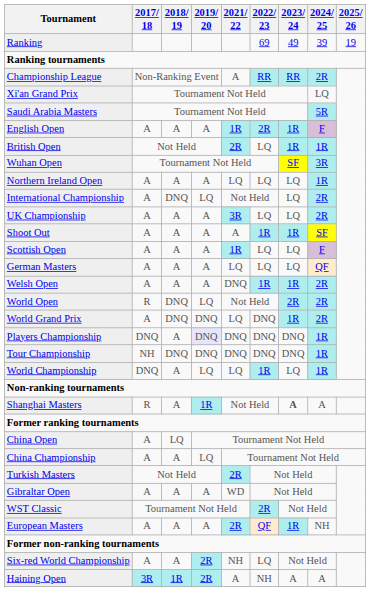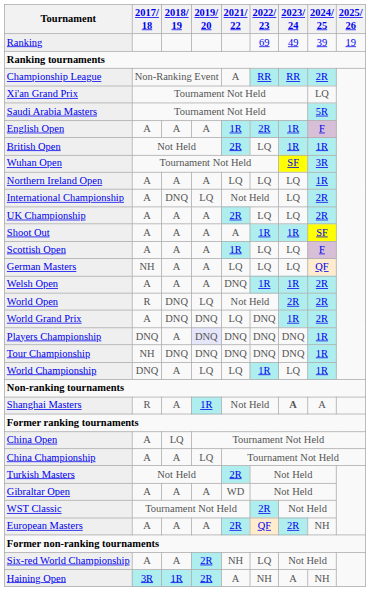(236, 215) 3R -> (236, 215) 2R
(147, 266) A -> (147, 266) NH
(293, 526) 1R -> (293, 526) 2R
(322, 577) A -> (322, 577) NH
